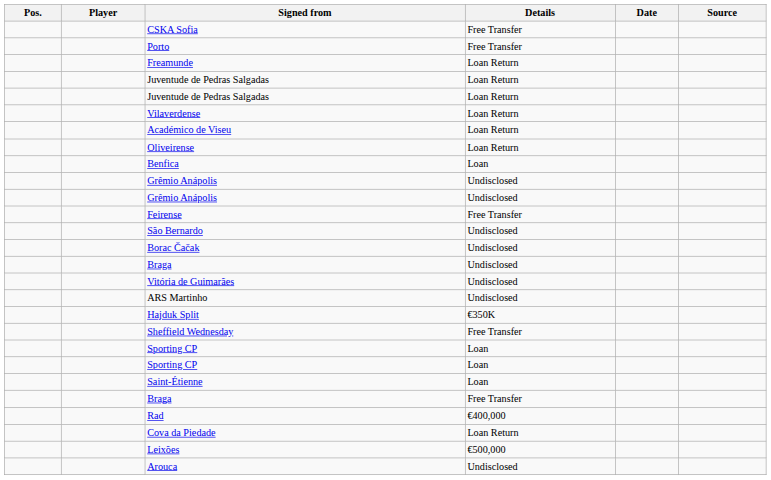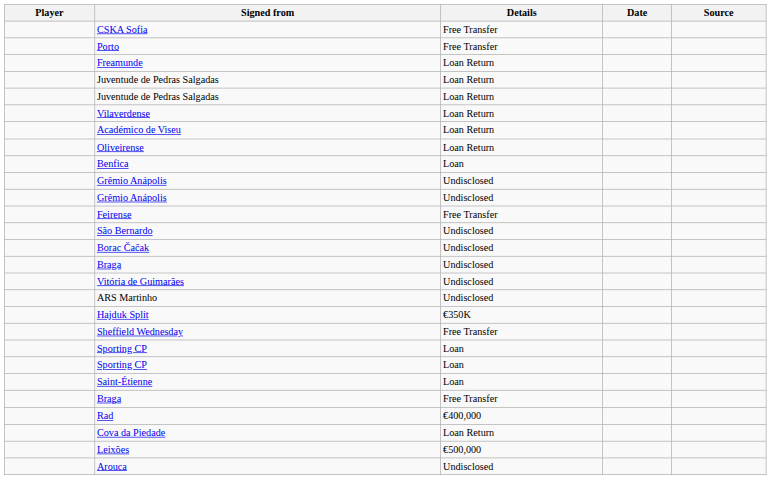- column: (33, 13)
